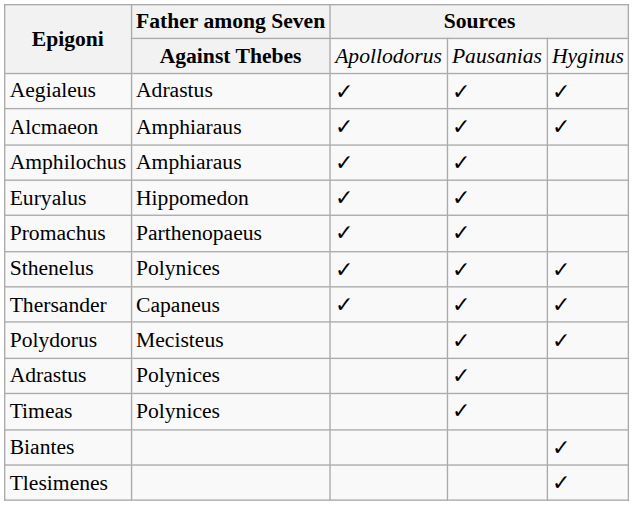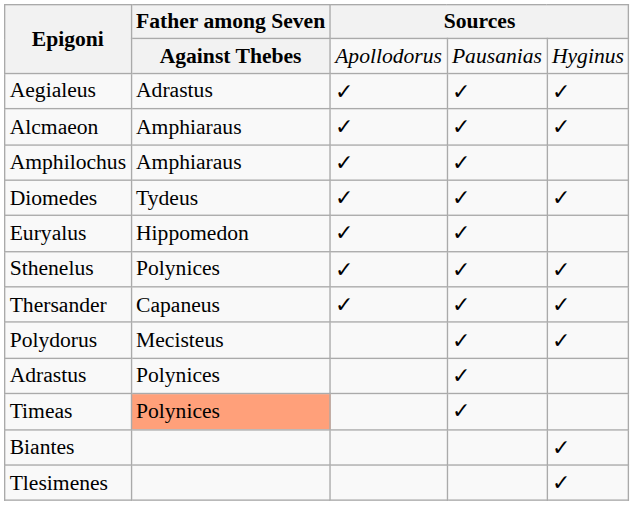+ row: (53, 197)
- row: (58, 233)
(178, 411) no background -> (178, 411) lightsalmon background
